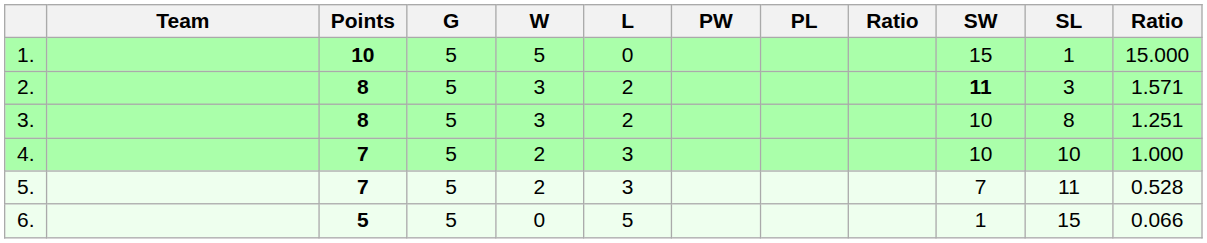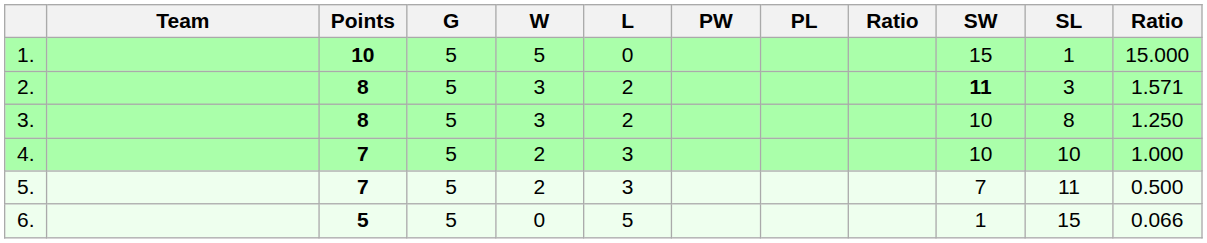(1157, 120) 1.251 -> (1157, 120) 1.250
(1157, 187) 0.528 -> (1157, 187) 0.500
